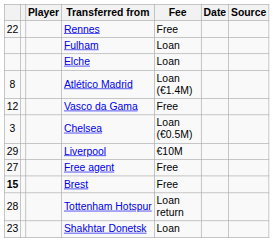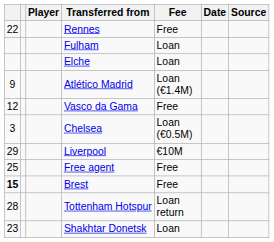(13, 84) 8 -> (13, 84) 9
(13, 168) 27 -> (13, 168) 25
